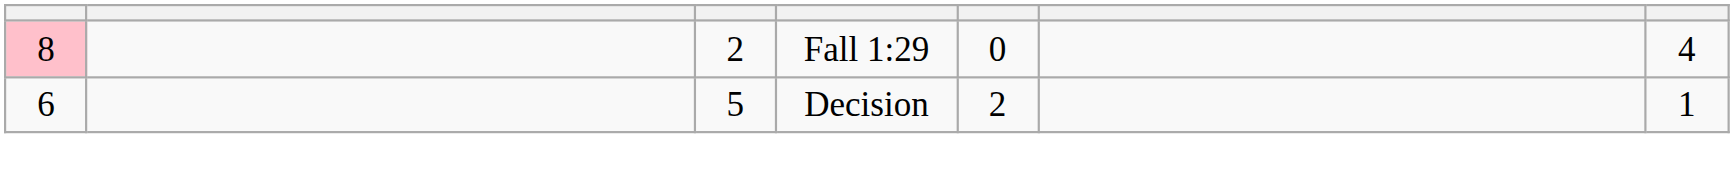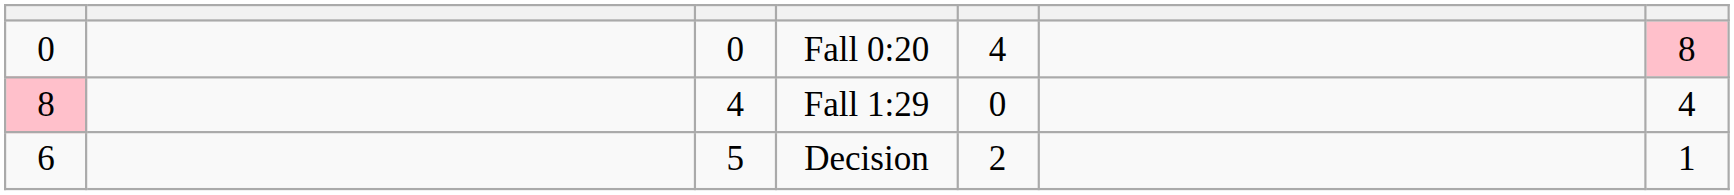+ row: (866, 48)
(735, 48) 2 -> (735, 104) 4
